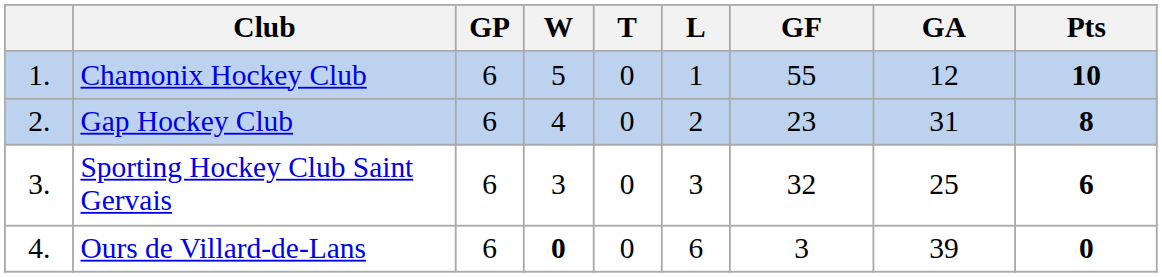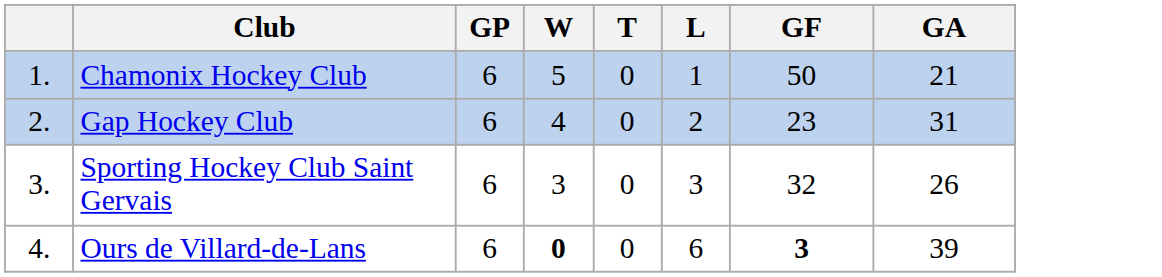- column: (1086, 27)
(802, 74) 55 -> (802, 74) 50
(944, 74) 12 -> (944, 74) 21
(944, 184) 25 -> (944, 184) 26
(802, 247) normal -> (802, 247) bold
